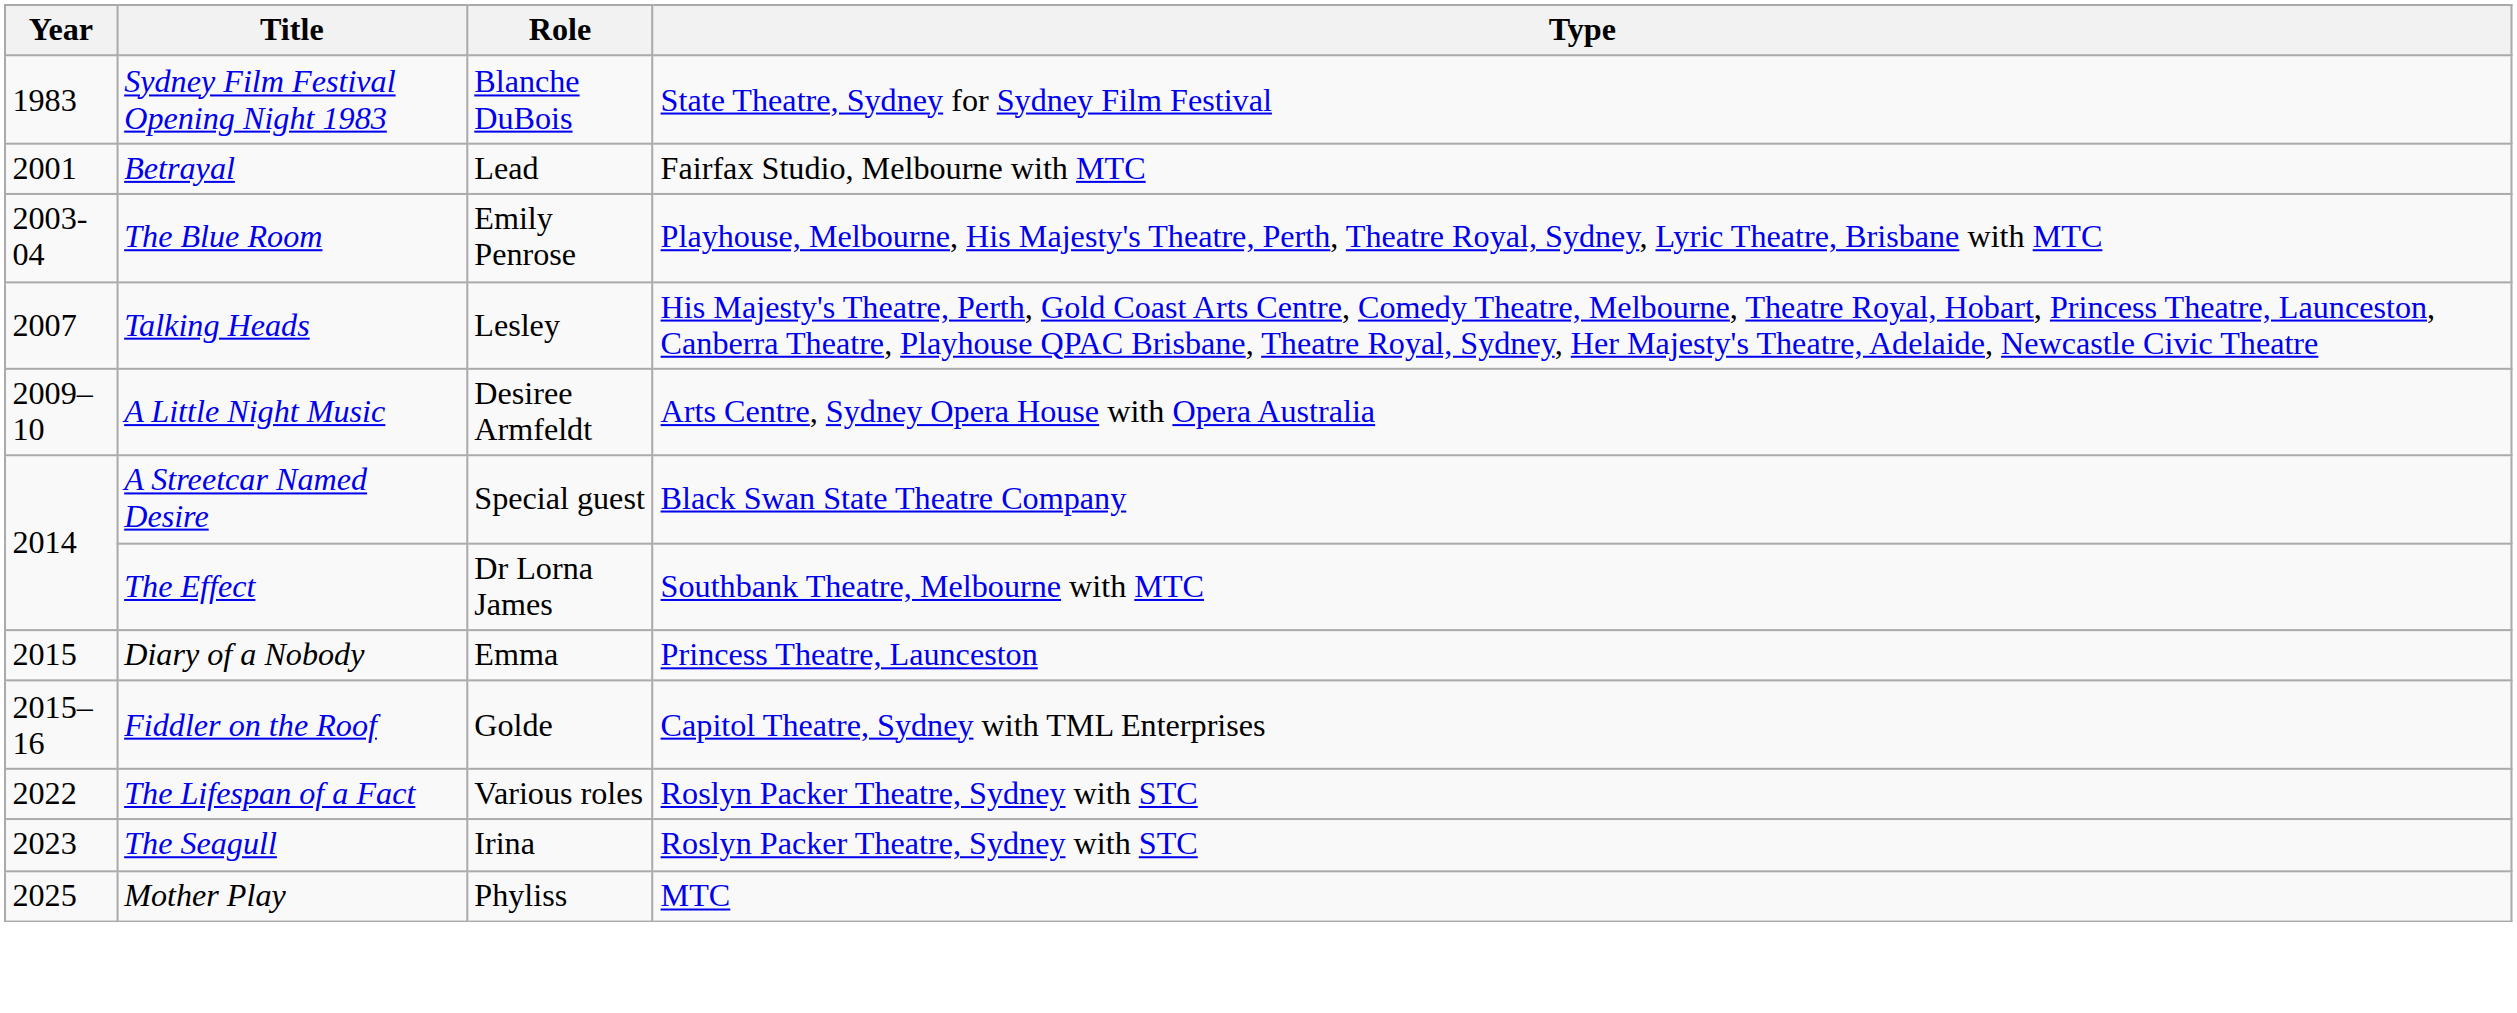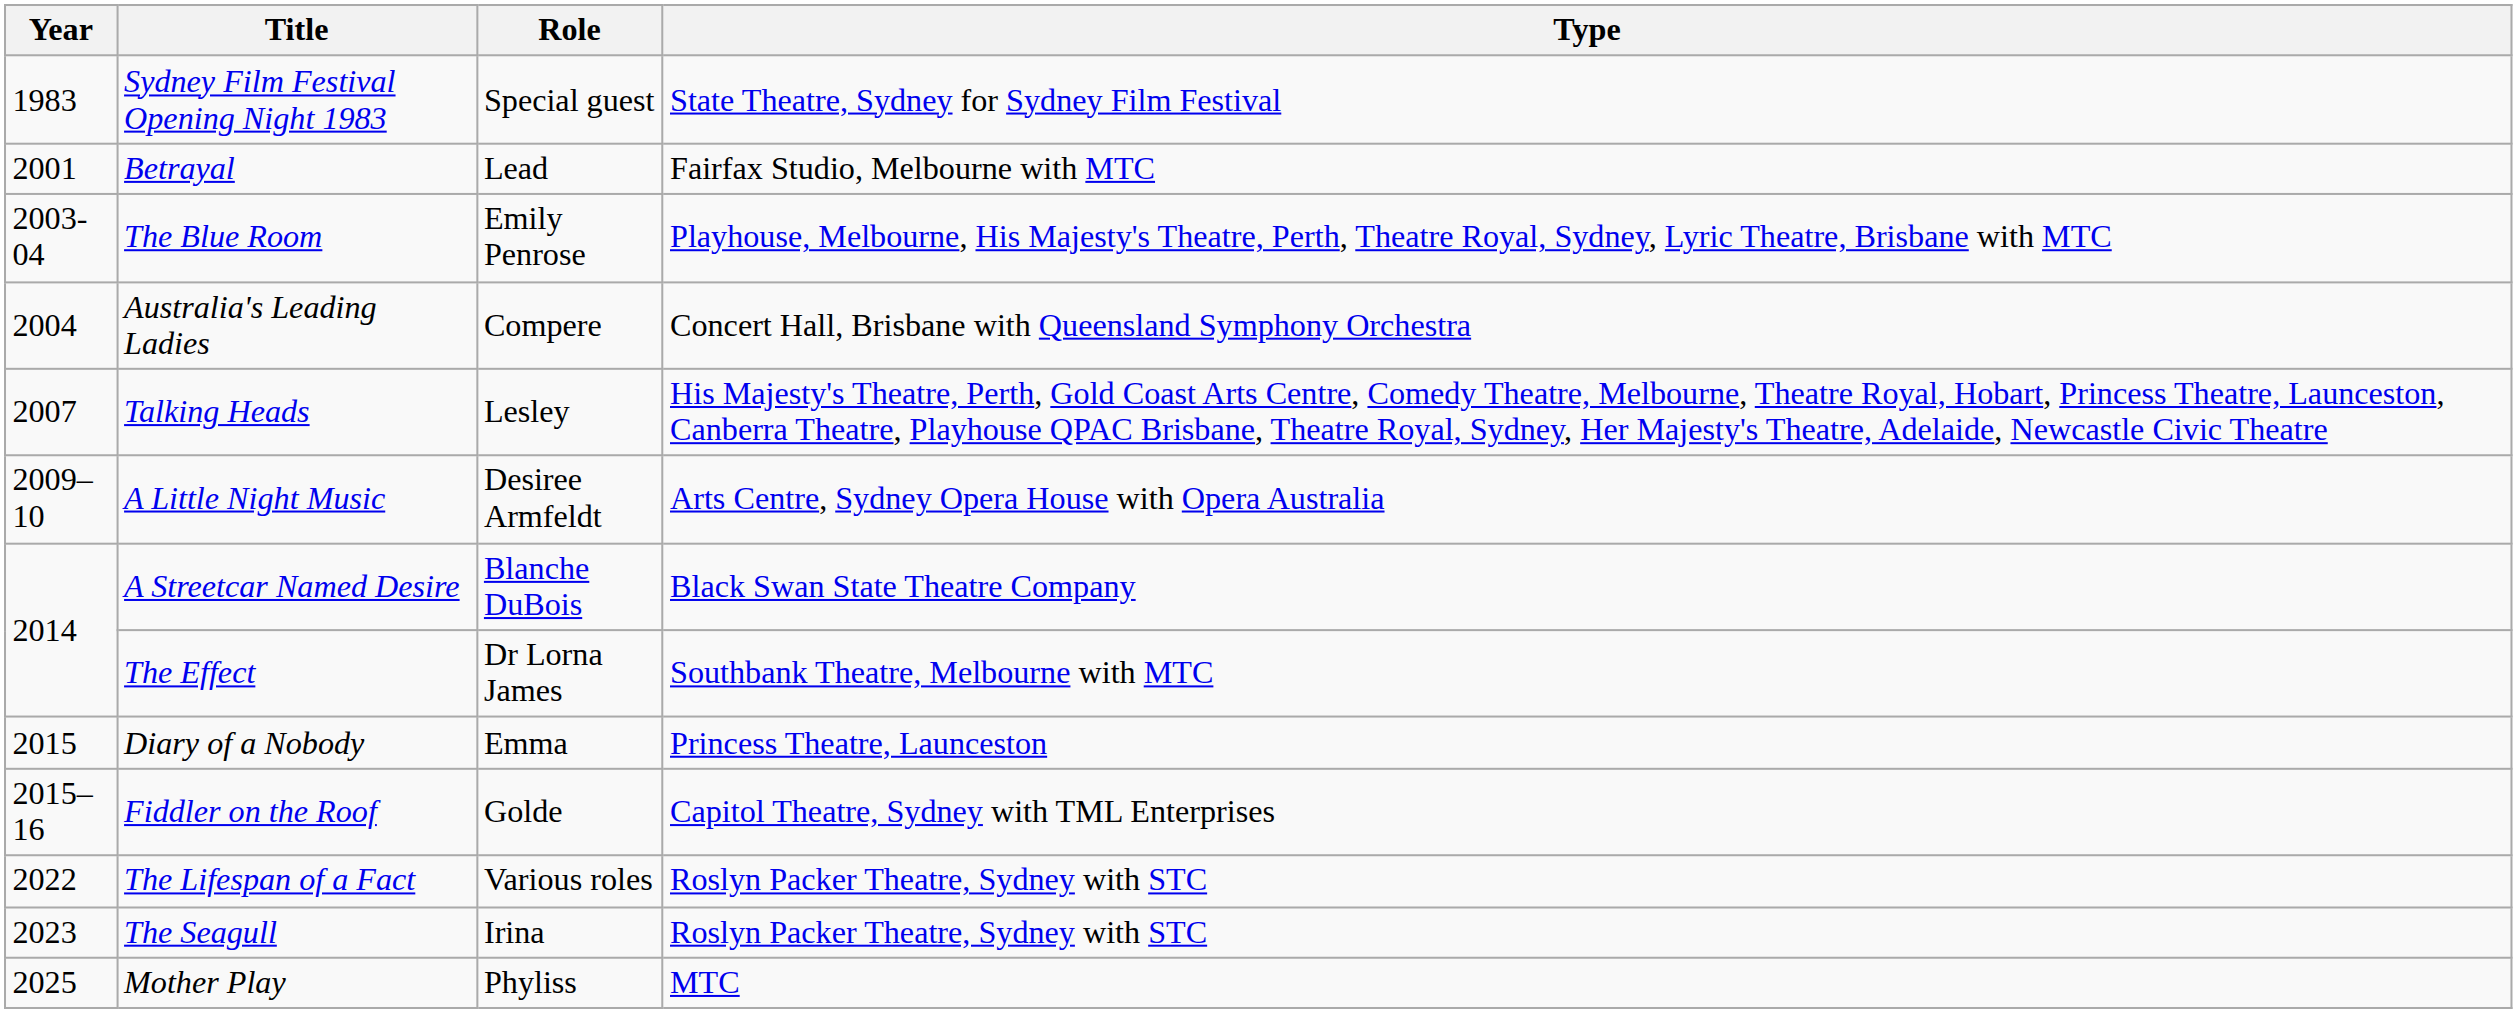(527, 99) Blanche DuBois -> (569, 99) Special guest
+ row: (250, 324)
(560, 498) Special guest -> (537, 586) Blanche DuBois
